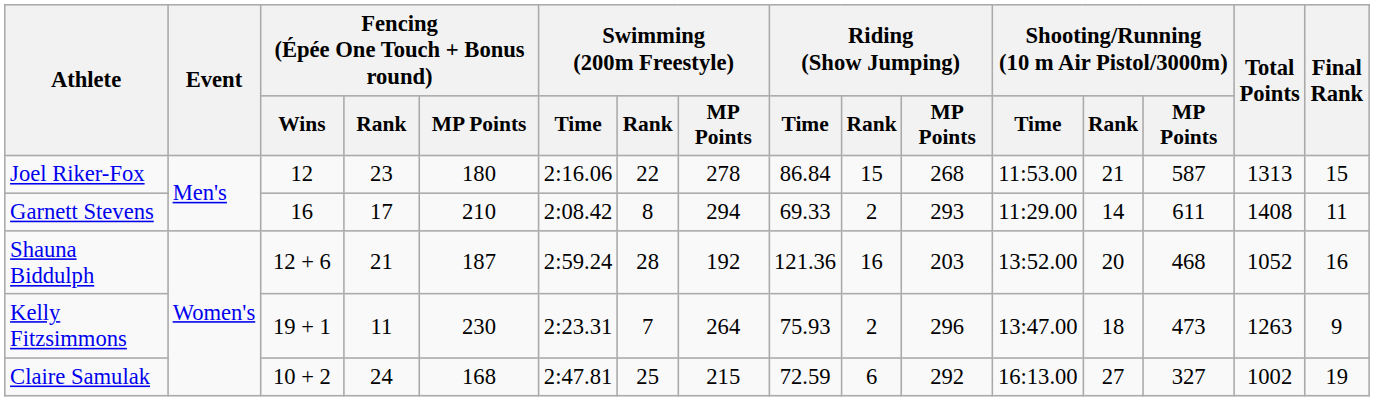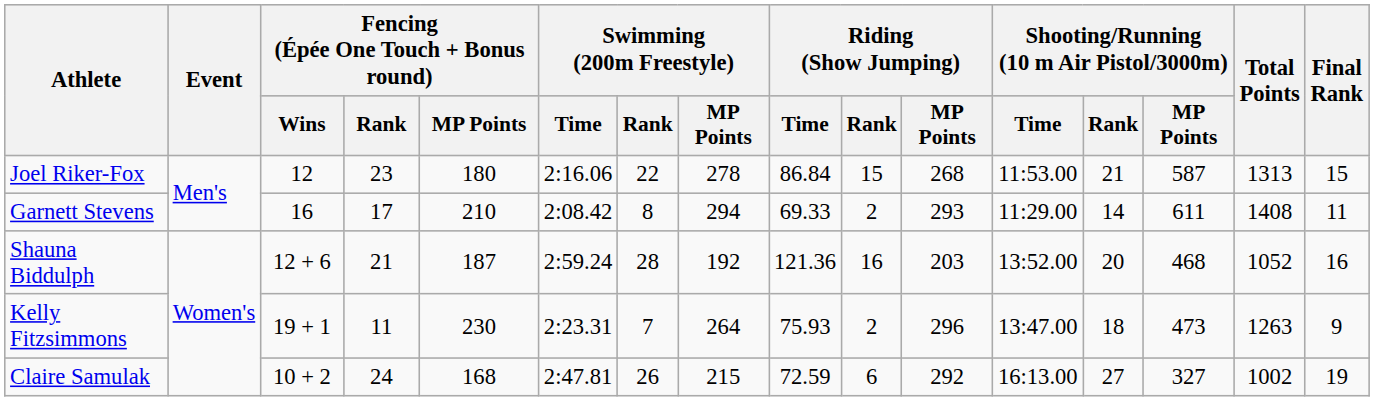(648, 377) 25 -> (648, 377) 26
